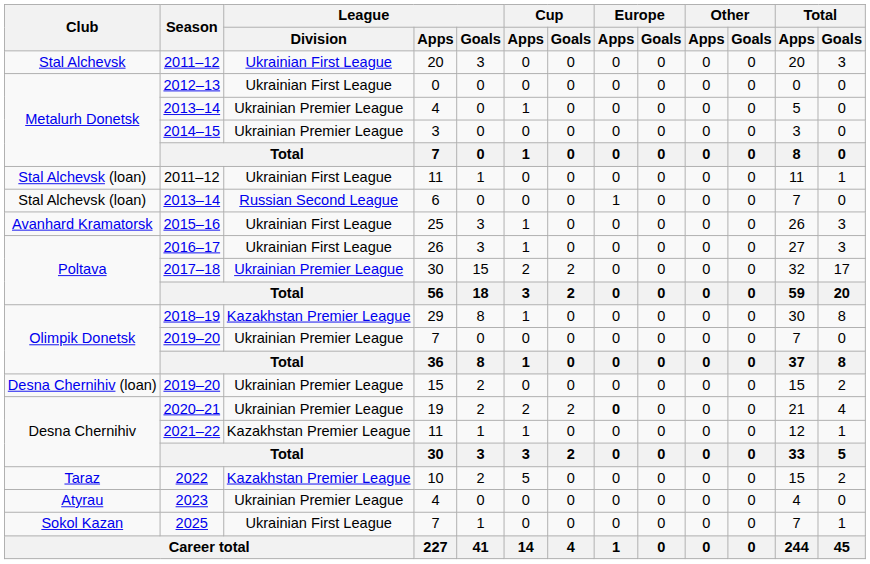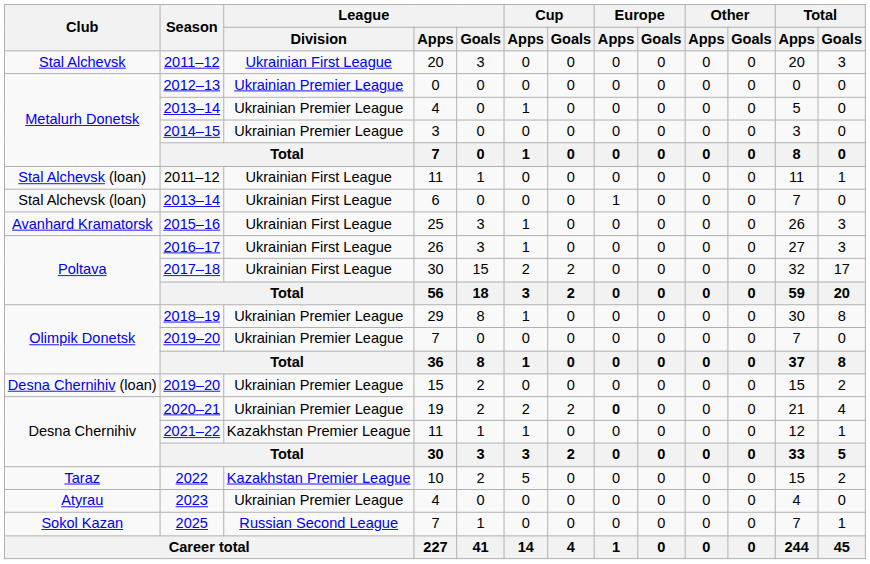(319, 85) Ukrainian First League -> (319, 85) Ukrainian Premier League
(319, 200) Russian Second League -> (319, 200) Ukrainian First League
(319, 270) Ukrainian Premier League -> (319, 270) Ukrainian First League
(319, 316) Kazakhstan Premier League -> (319, 316) Ukrainian Premier League
(319, 524) Ukrainian First League -> (319, 524) Russian Second League
